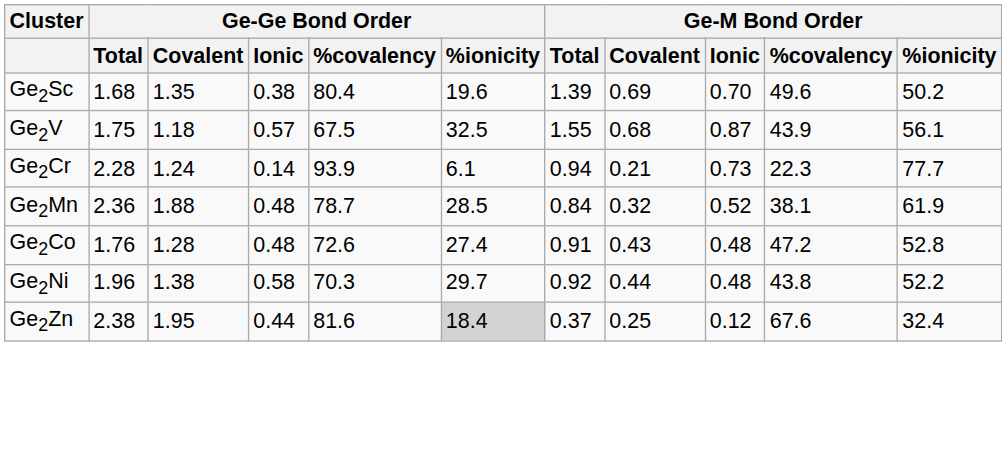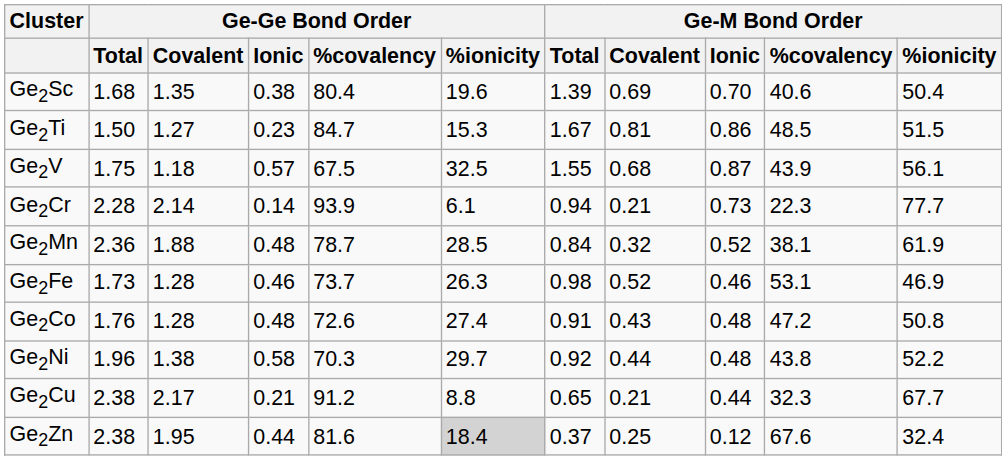(791, 91) 49.6 -> (791, 91) 40.6
(923, 91) 50.2 -> (923, 91) 50.4
+ row: (37, 130)
(174, 168) 1.24 -> (174, 206) 2.14
+ row: (41, 283)
(923, 244) 52.8 -> (923, 321) 50.8
+ row: (43, 398)
